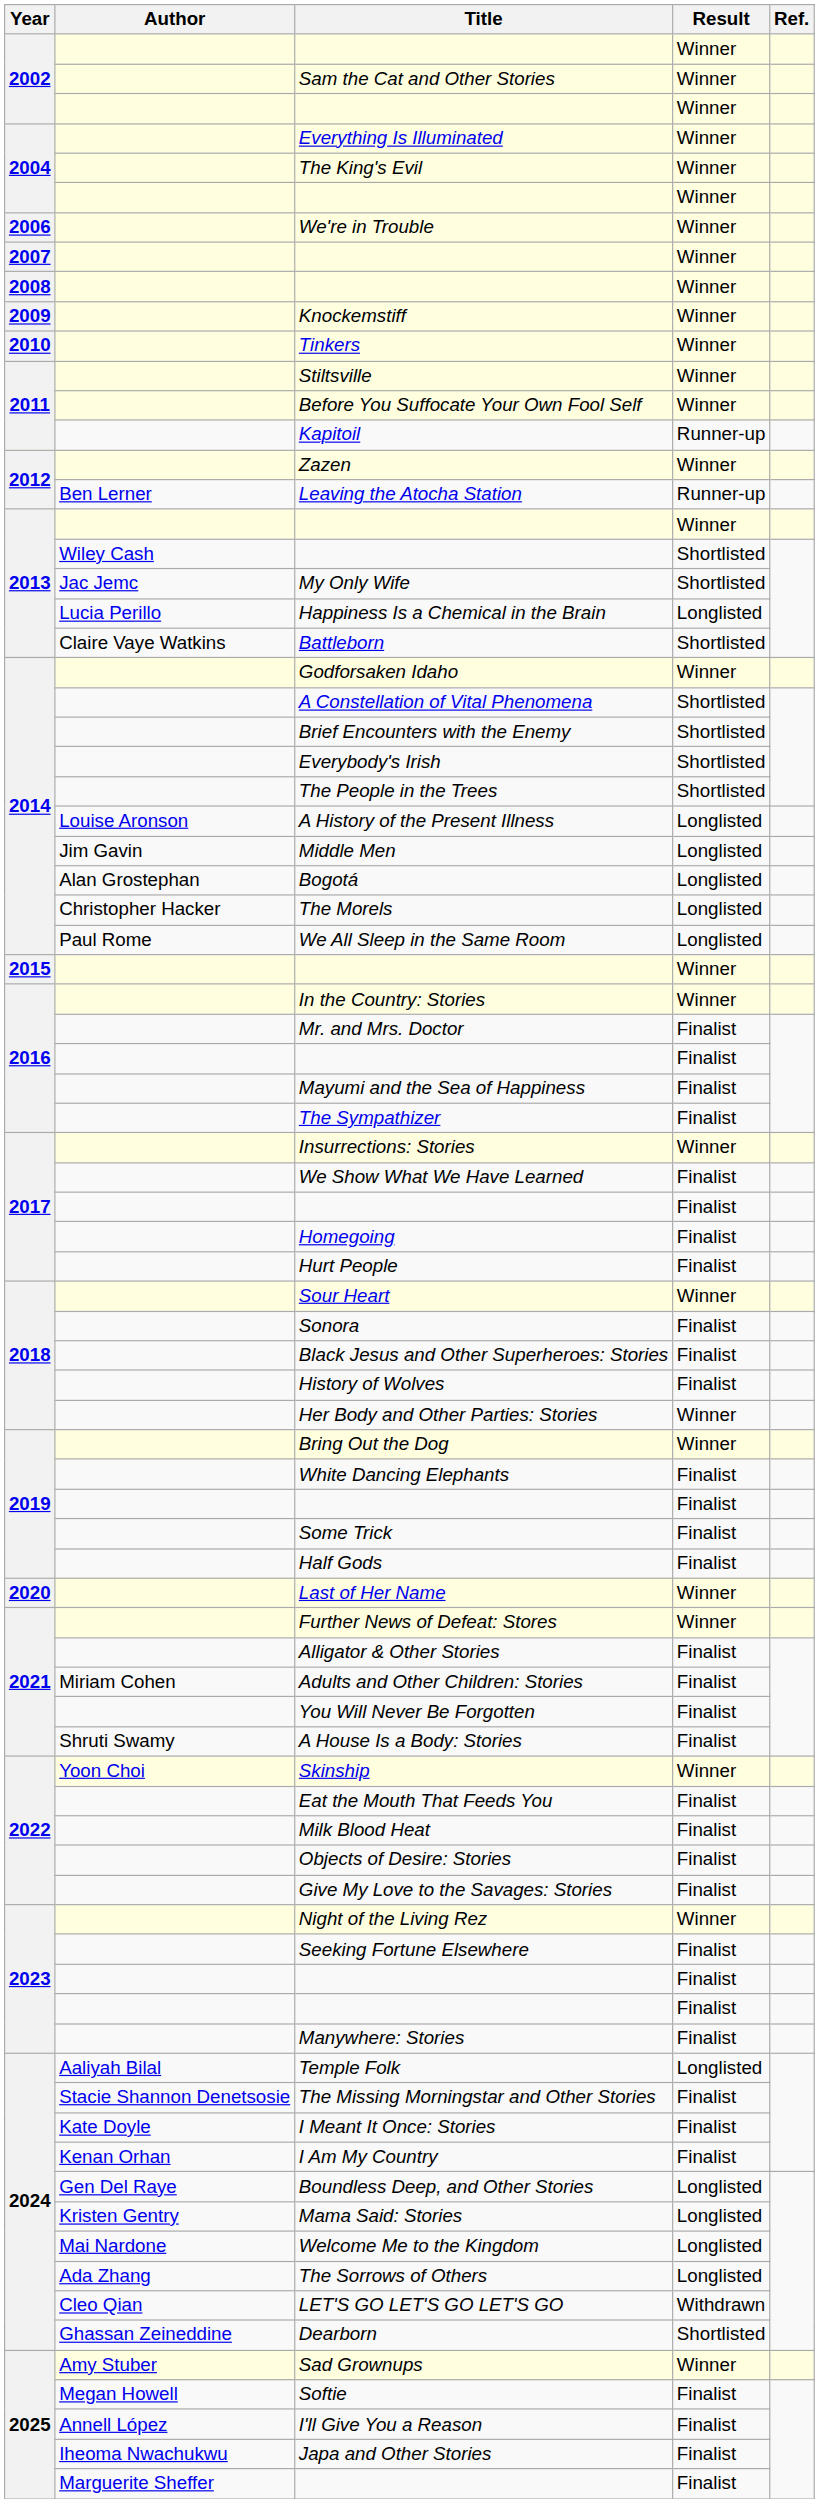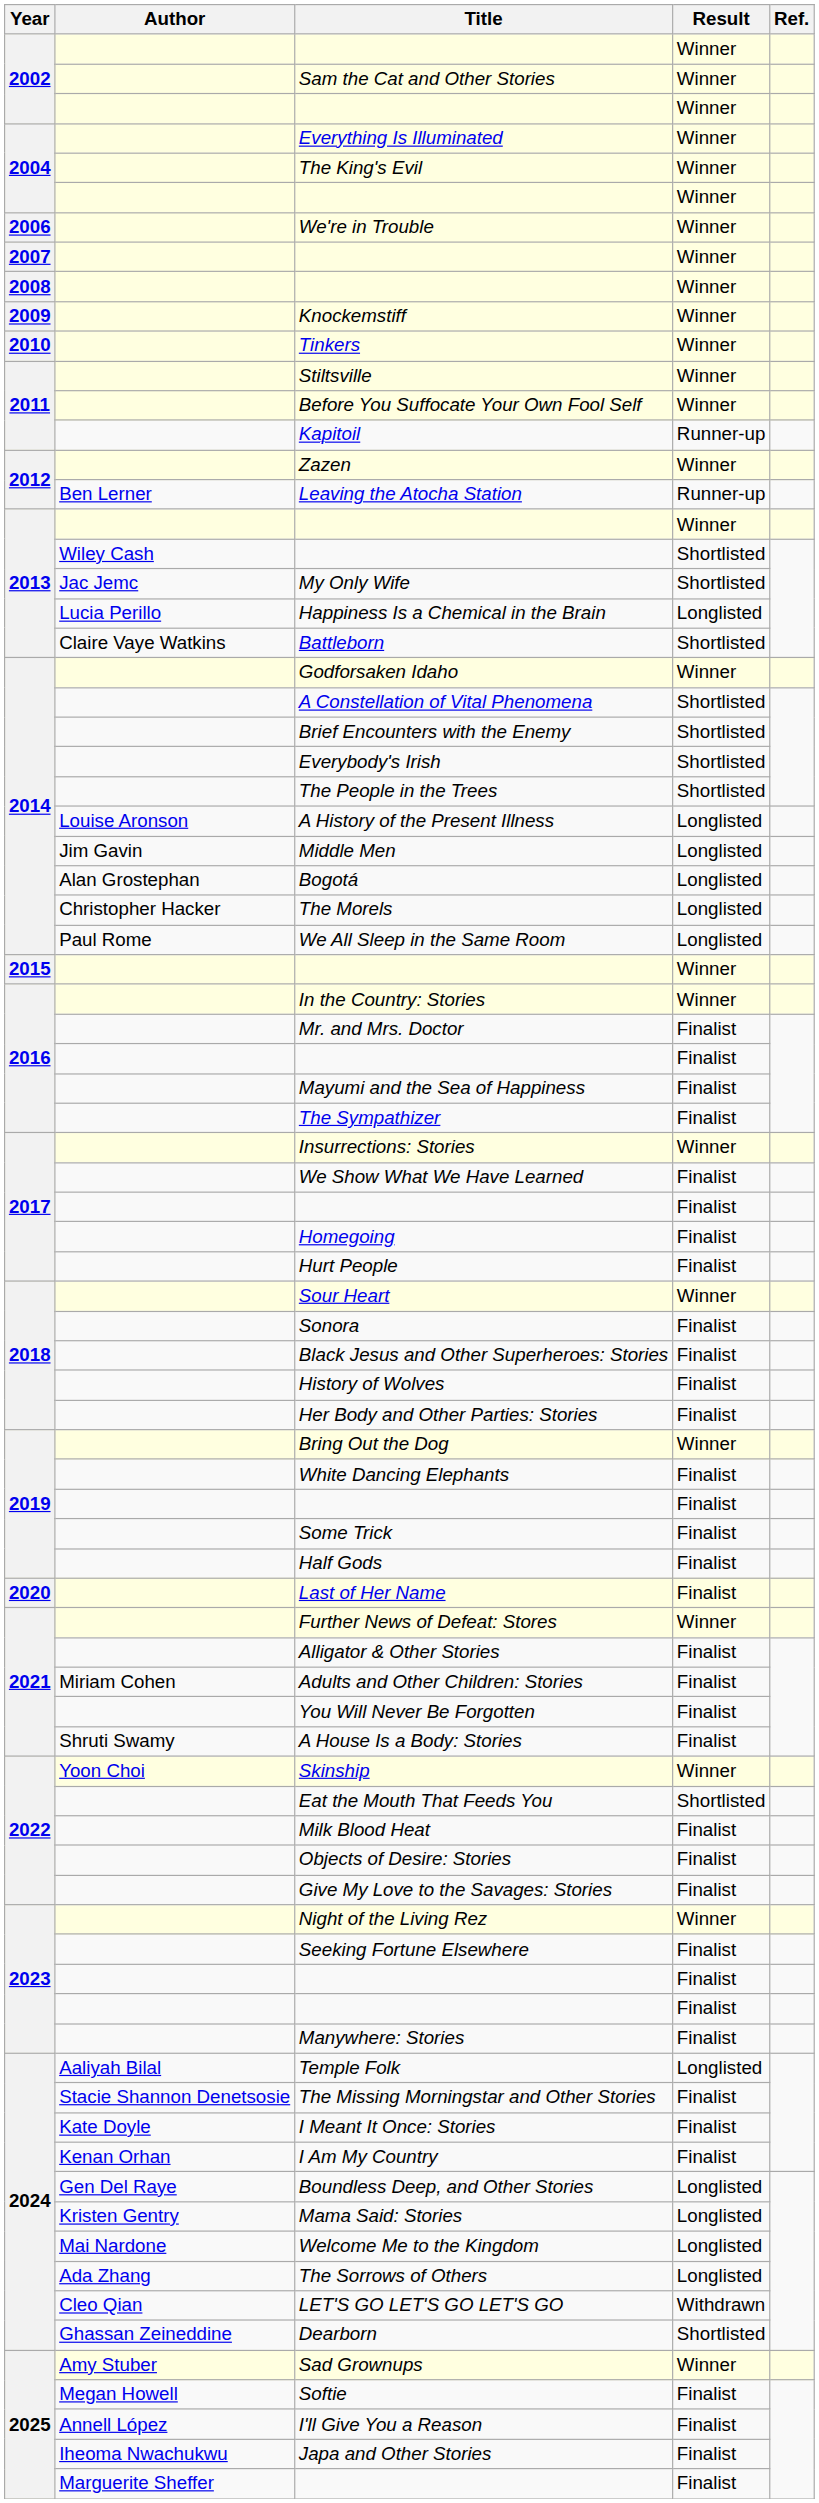(707, 1414) Winner -> (707, 1414) Finalist
(707, 1592) Winner -> (707, 1592) Finalist
(707, 1800) Finalist -> (721, 1800) Shortlisted
